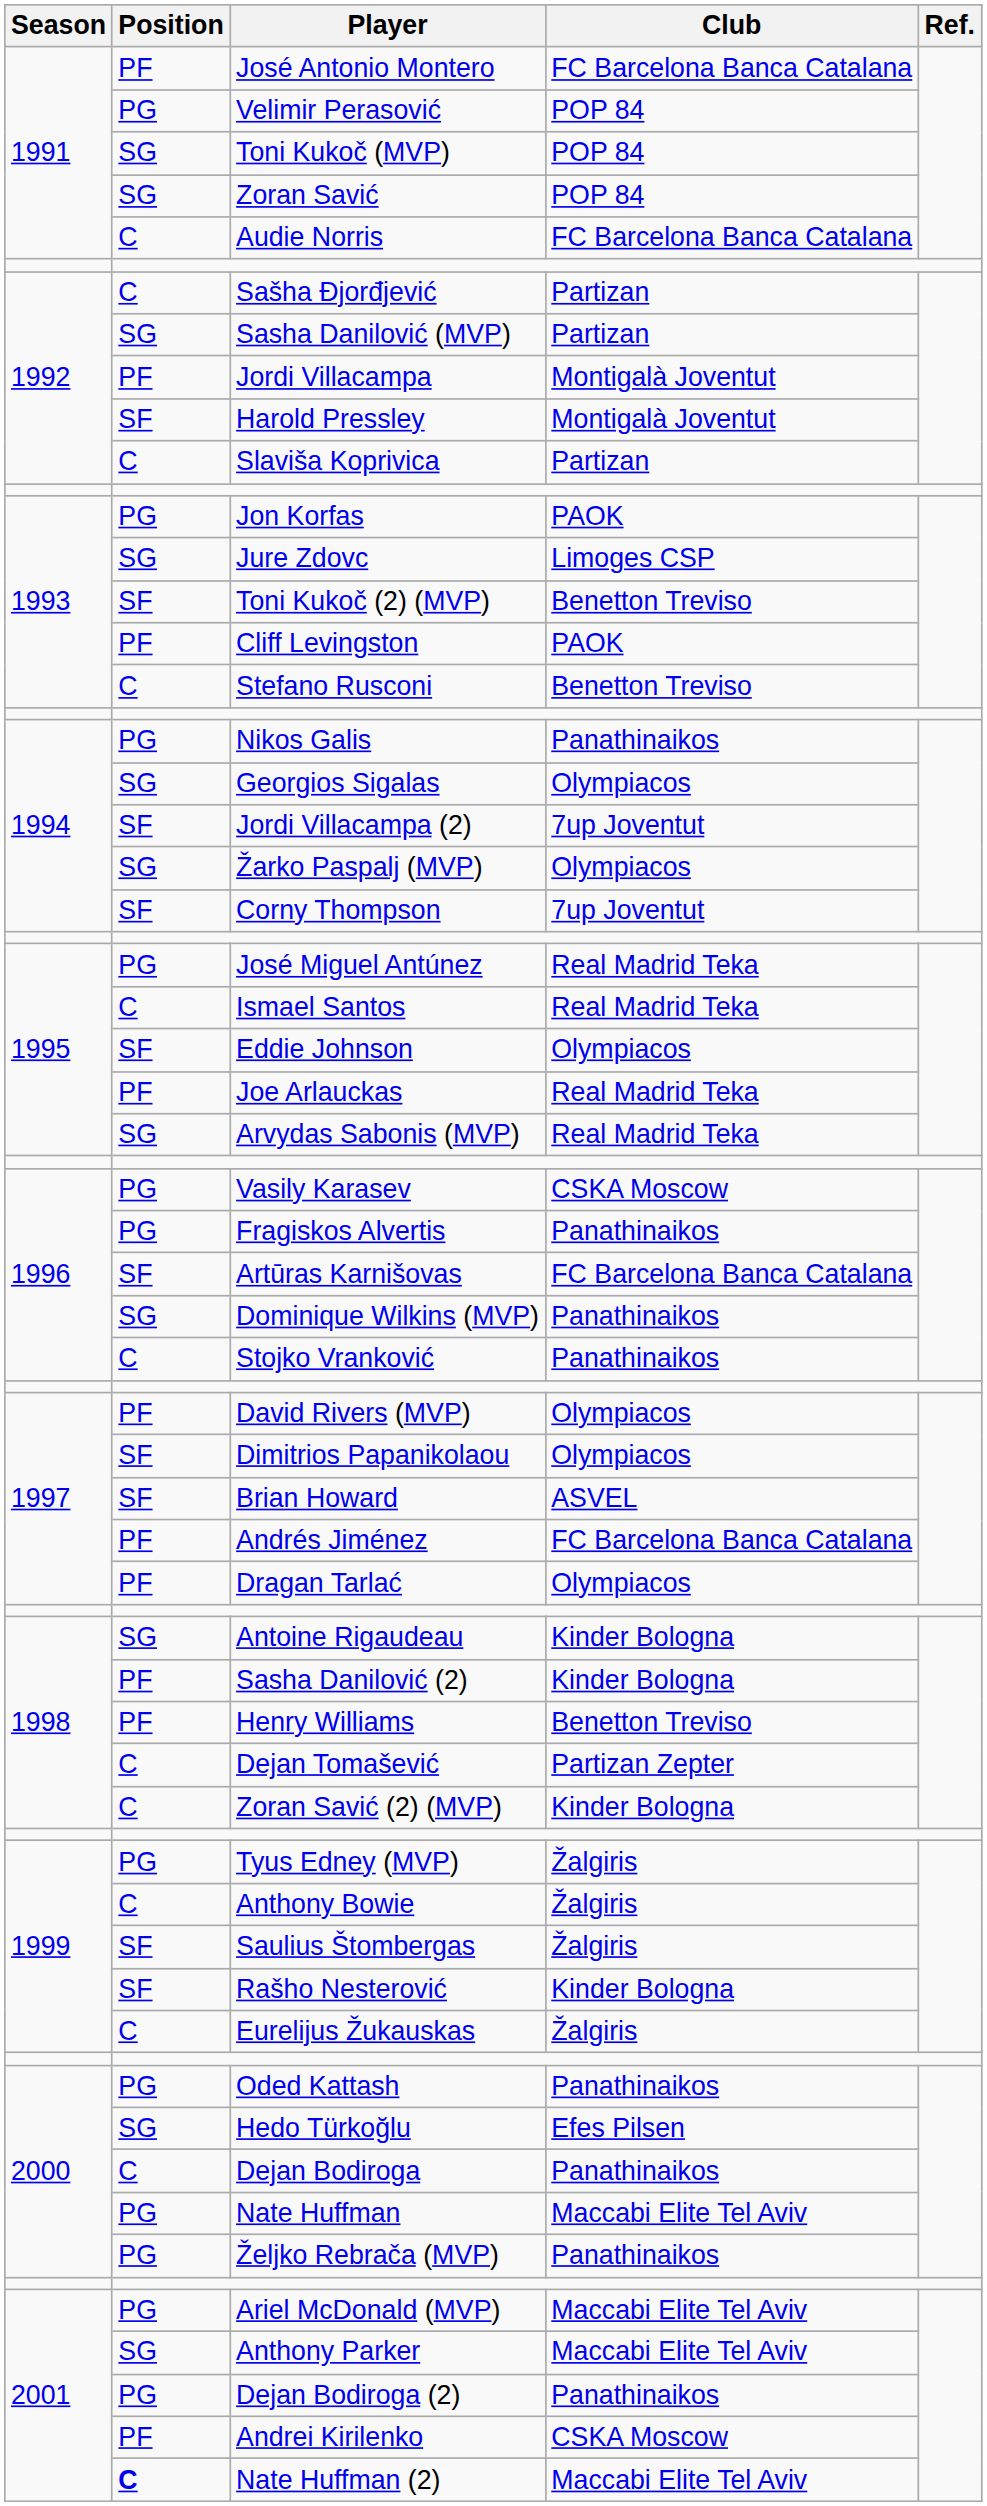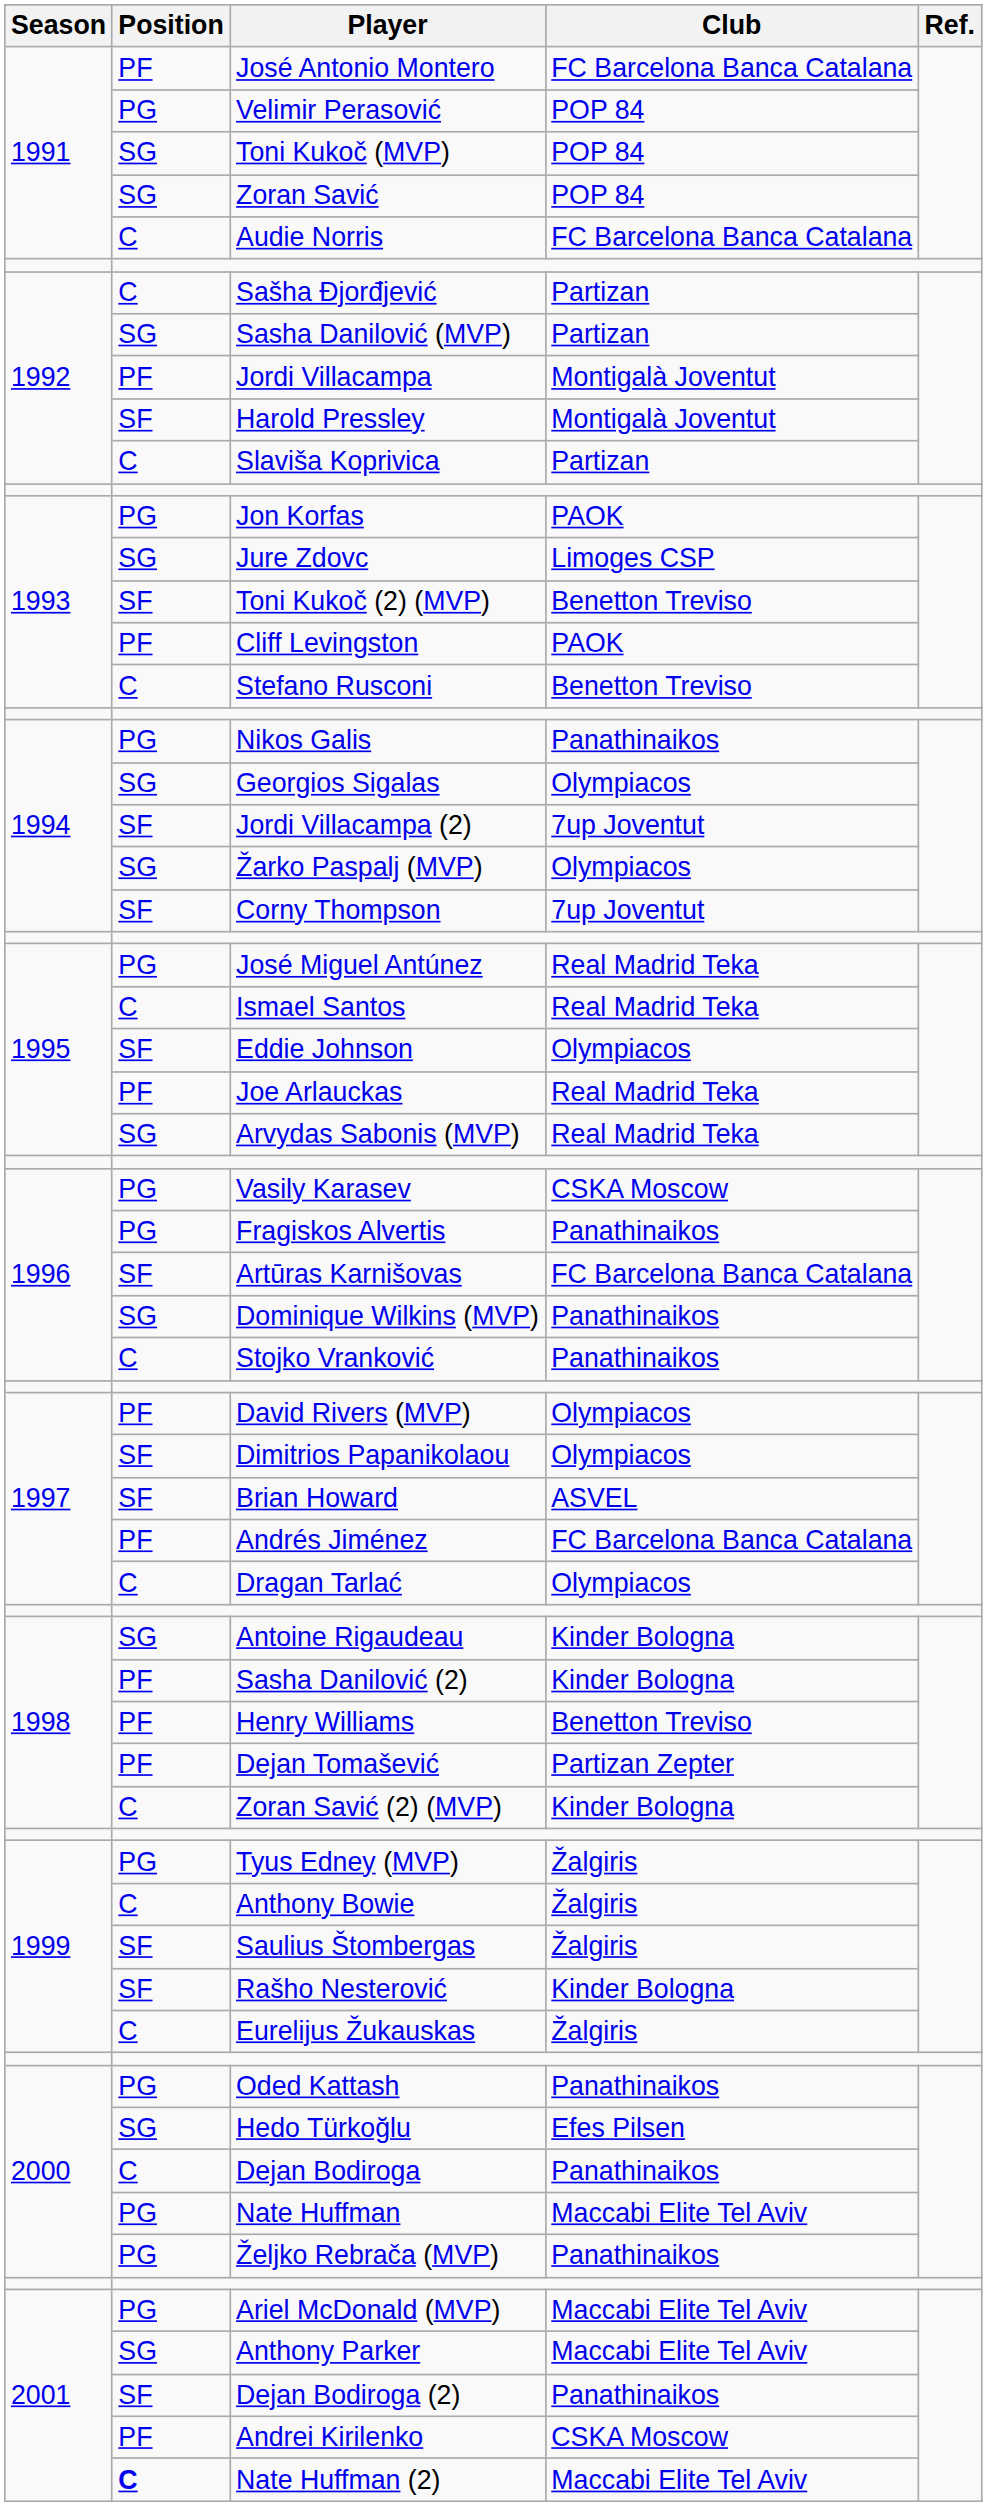(135, 1582) PF -> (128, 1582) C
(128, 1764) C -> (135, 1764) PF
(138, 2394) PG -> (135, 2394) SF
